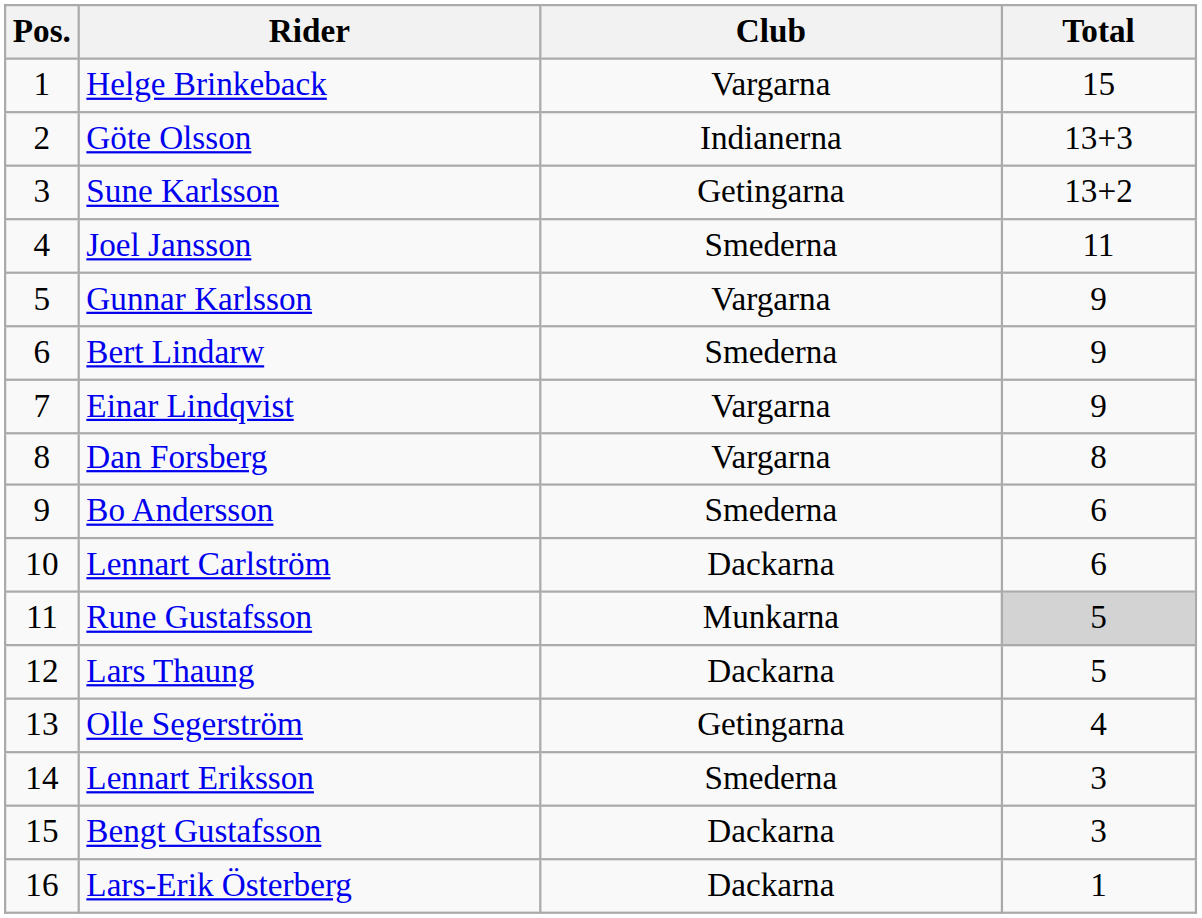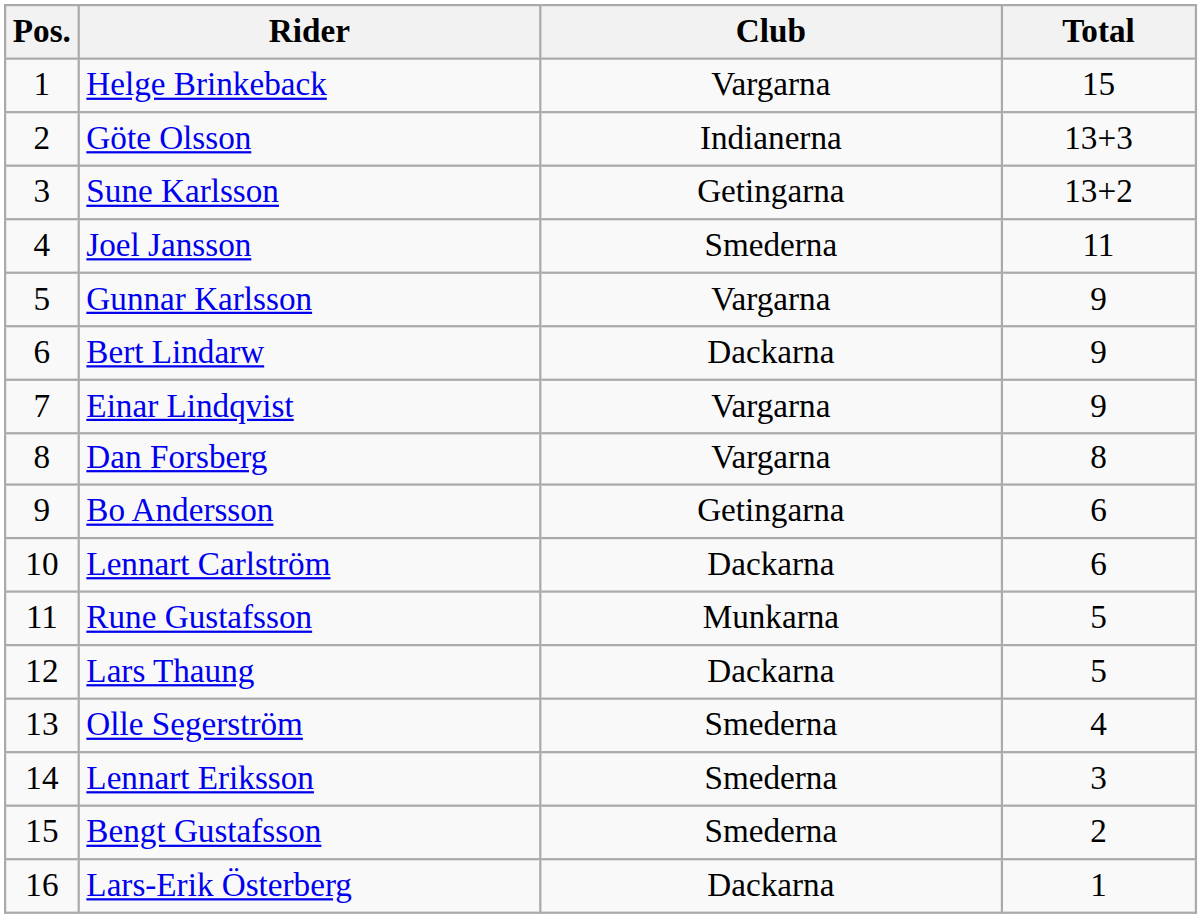(771, 351) Smederna -> (771, 351) Dackarna
(771, 511) Smederna -> (771, 511) Getingarna
(1099, 618) lightgrey background -> (1099, 618) no background
(771, 725) Getingarna -> (771, 725) Smederna
(771, 831) Dackarna -> (771, 831) Smederna
(1099, 831) 3 -> (1099, 831) 2
